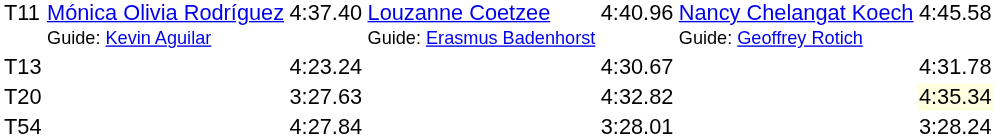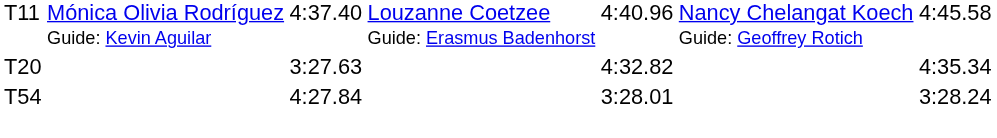- row: (23, 67)
(955, 96) lightyellow background -> (955, 67) no background
